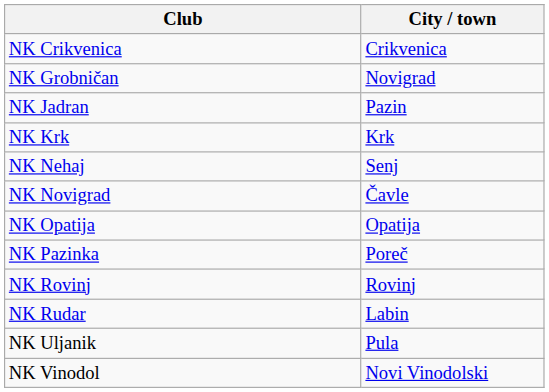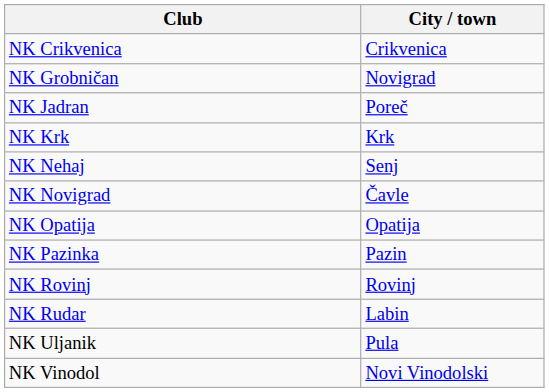(386, 107) Pazin -> (387, 107) Poreč
(387, 254) Poreč -> (386, 254) Pazin
